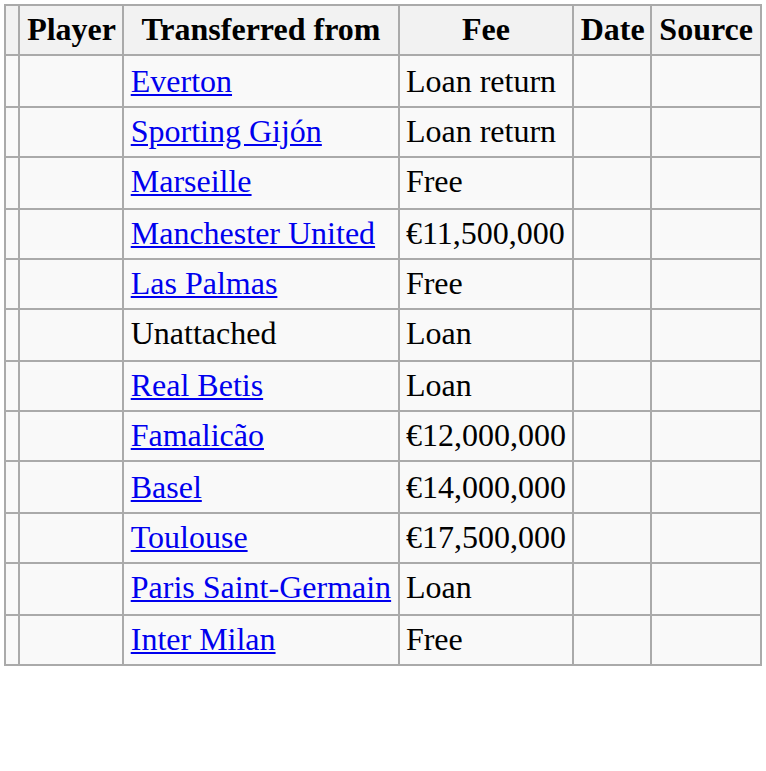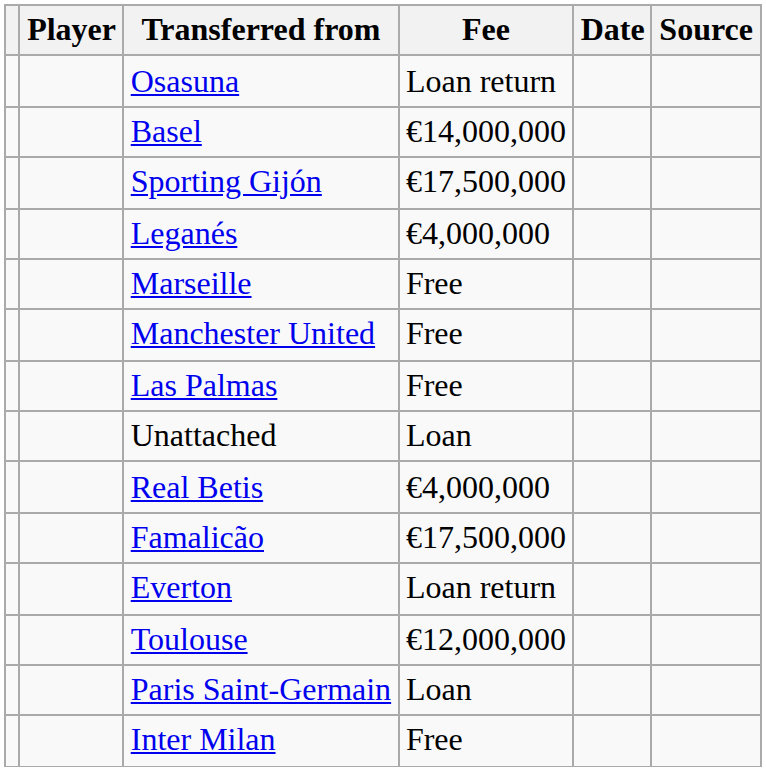+ row: (185, 80)
rows swapped: (181, 80) <-> (166, 486)
(481, 131) Loan return -> (486, 182) €17,500,000
+ row: (184, 232)
(485, 232) €11,500,000 -> (434, 334) Free
(439, 385) Loan -> (478, 486) €4,000,000
(486, 435) €12,000,000 -> (486, 537) €17,500,000
(486, 537) €17,500,000 -> (486, 638) €12,000,000
